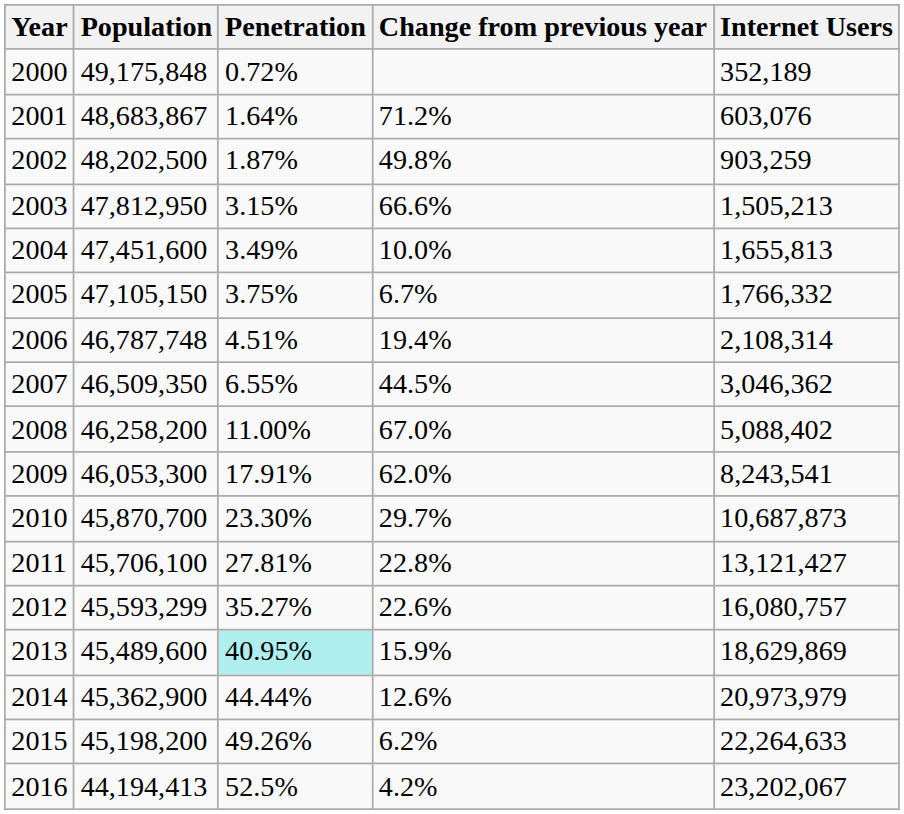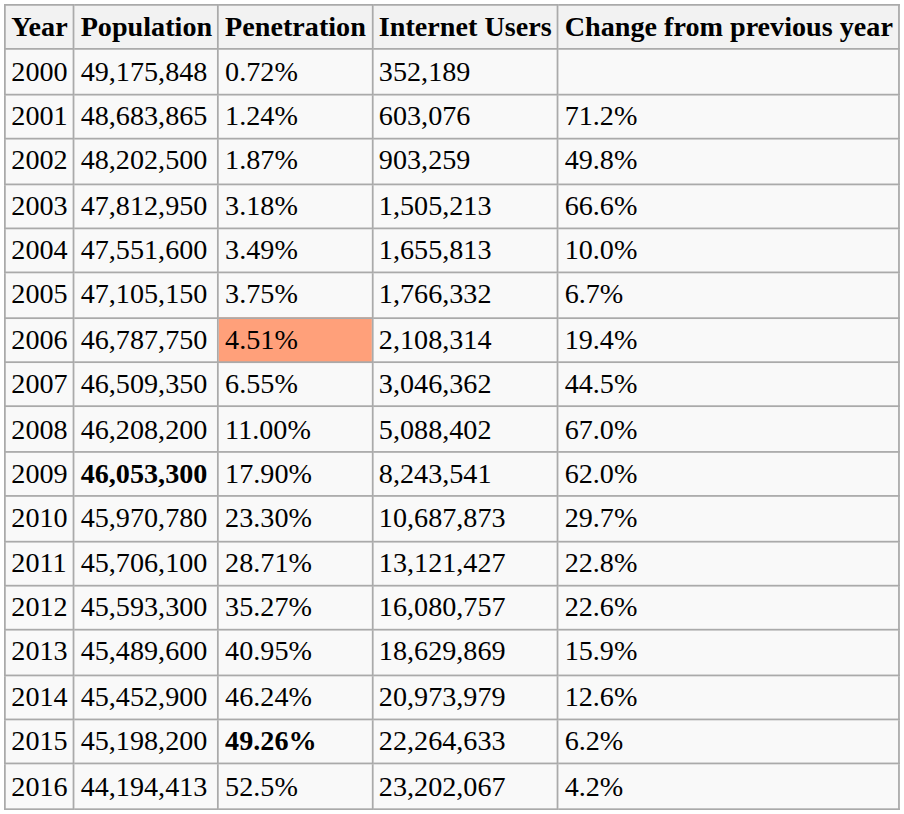columns swapped: (807, 26) <-> (543, 26)
(144, 116) 48,683,867 -> (144, 116) 48,683,865
(261, 116) 1.64% -> (261, 116) 1.24%
(261, 205) 3.15% -> (261, 205) 3.18%
(144, 250) 47,451,600 -> (144, 250) 47,551,600
(144, 339) 46,787,748 -> (144, 339) 46,787,750
(261, 339) no background -> (261, 339) lightsalmon background
(144, 428) 46,258,200 -> (144, 428) 46,208,200
(144, 473) normal -> (144, 473) bold
(269, 473) 17.91% -> (269, 473) 17.90%
(144, 518) 45,870,700 -> (144, 518) 45,970,780
(269, 562) 27.81% -> (269, 562) 28.71%
(144, 607) 45,593,299 -> (144, 607) 45,593,300
(269, 652) paleturquoise background -> (269, 652) no background
(144, 696) 45,362,900 -> (144, 696) 45,452,900
(269, 696) 44.44% -> (269, 696) 46.24%
(269, 741) normal -> (271, 741) bold
